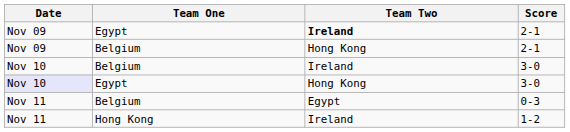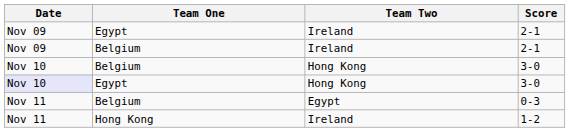(330, 31) bold -> (330, 31) normal
(337, 48) Hong Kong -> (330, 48) Ireland
(330, 66) Ireland -> (337, 66) Hong Kong
